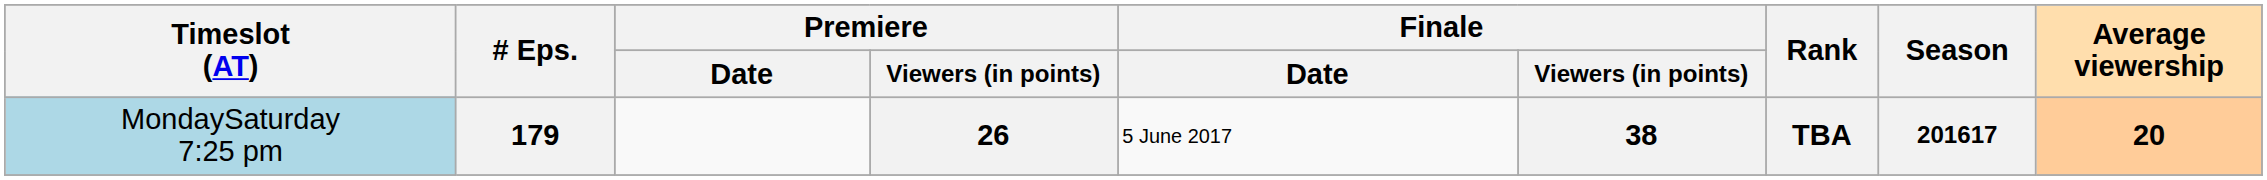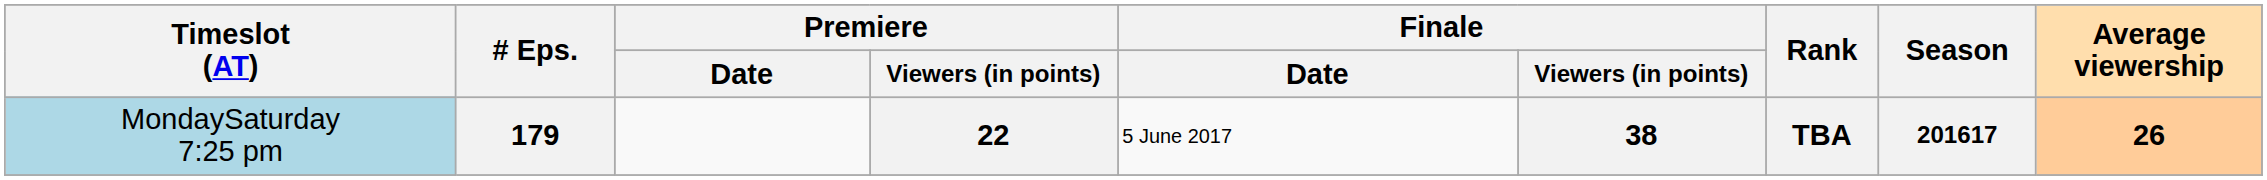(993, 135) 26 -> (993, 135) 22
(2149, 135) 20 -> (2149, 135) 26
